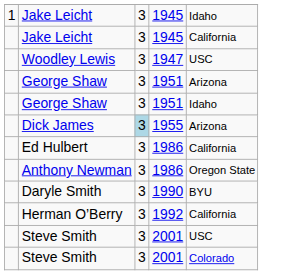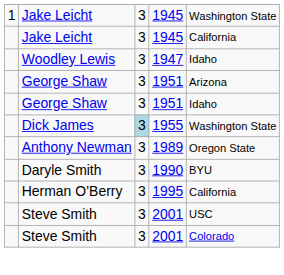(203, 15) Idaho -> (233, 15) Washington State
(201, 60) USC -> (203, 60) Idaho
(208, 126) Arizona -> (233, 126) Washington State
- row: (12, 148)
(168, 170) 1986 -> (168, 147) 1989
(168, 214) 1992 -> (168, 192) 1995
